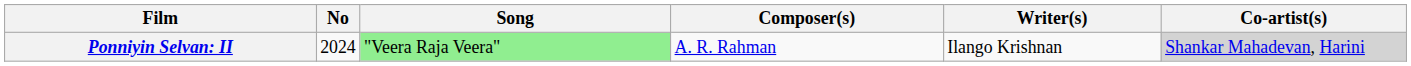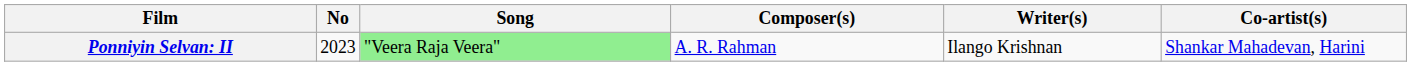(338, 46) 2024 -> (338, 46) 2023
(1265, 46) lightgrey background -> (1265, 46) no background
